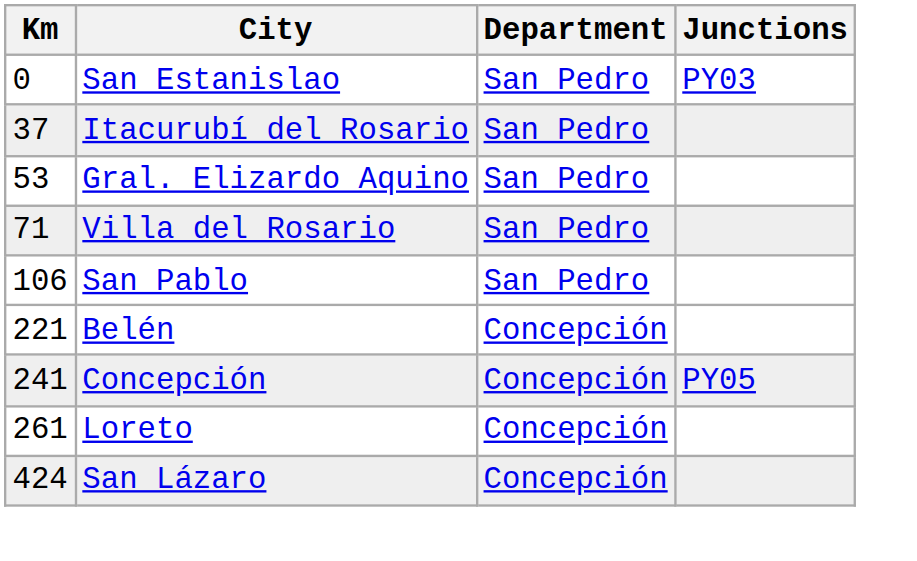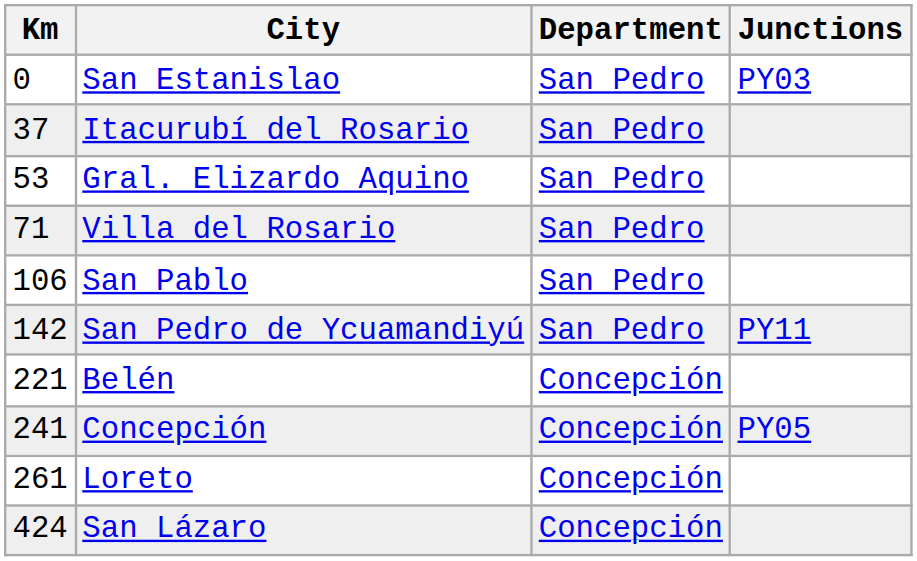+ row: (303, 330)
